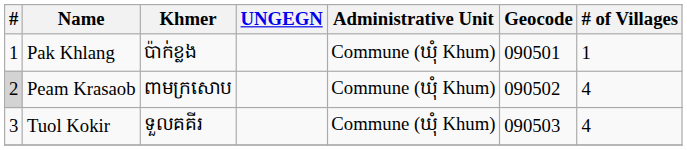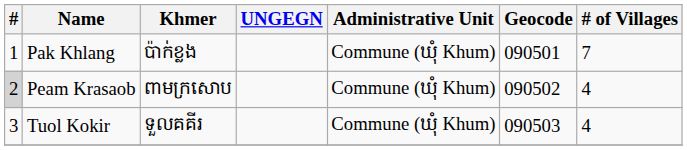(586, 52) 1 -> (586, 52) 7
